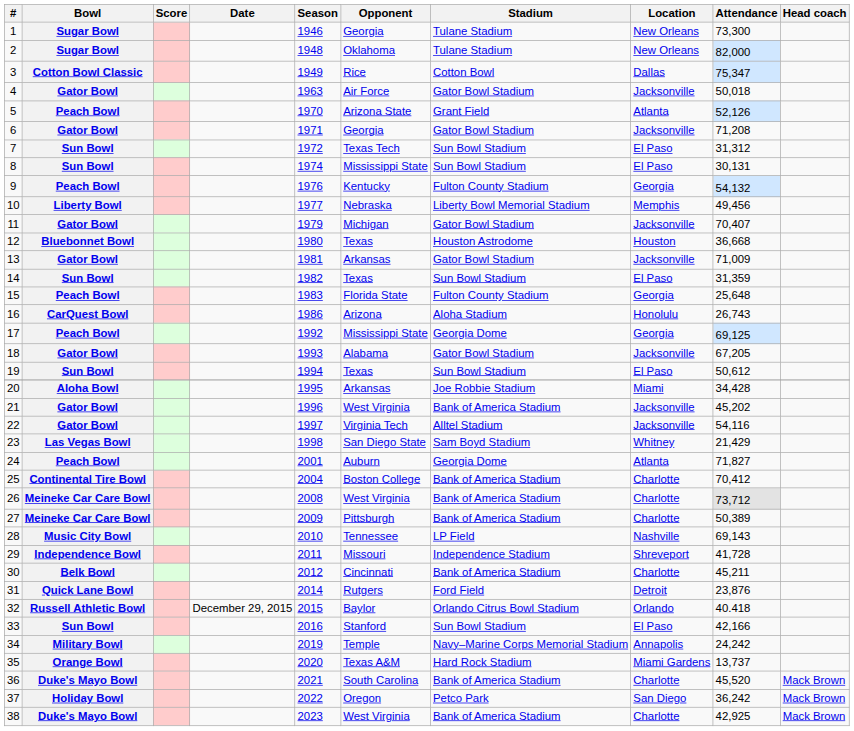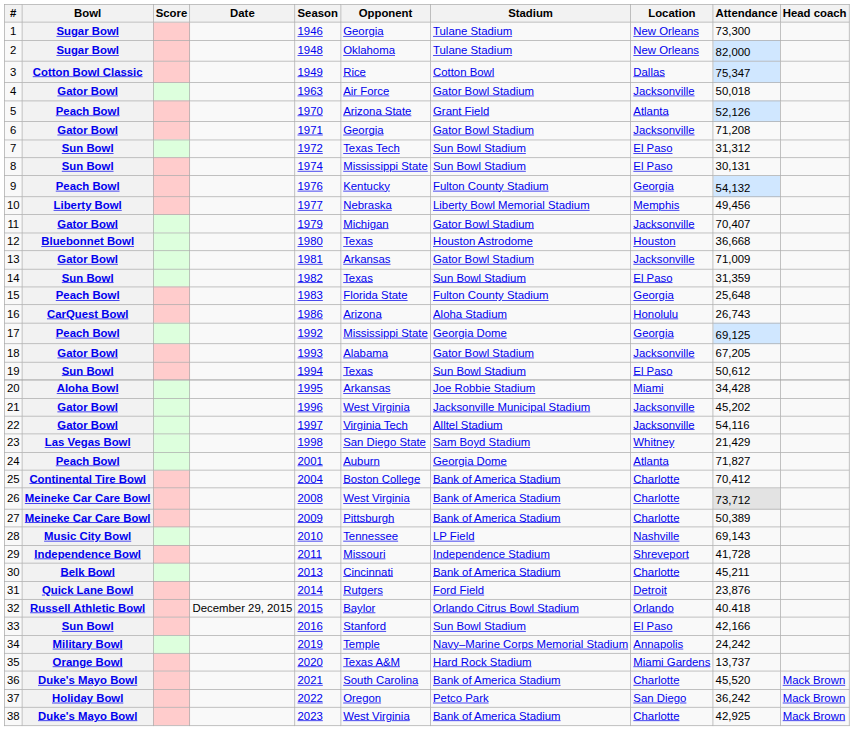(497, 407) Bank of America Stadium -> (512, 407) Jacksonville Municipal Stadium
(310, 572) 2012 -> (310, 572) 2013
